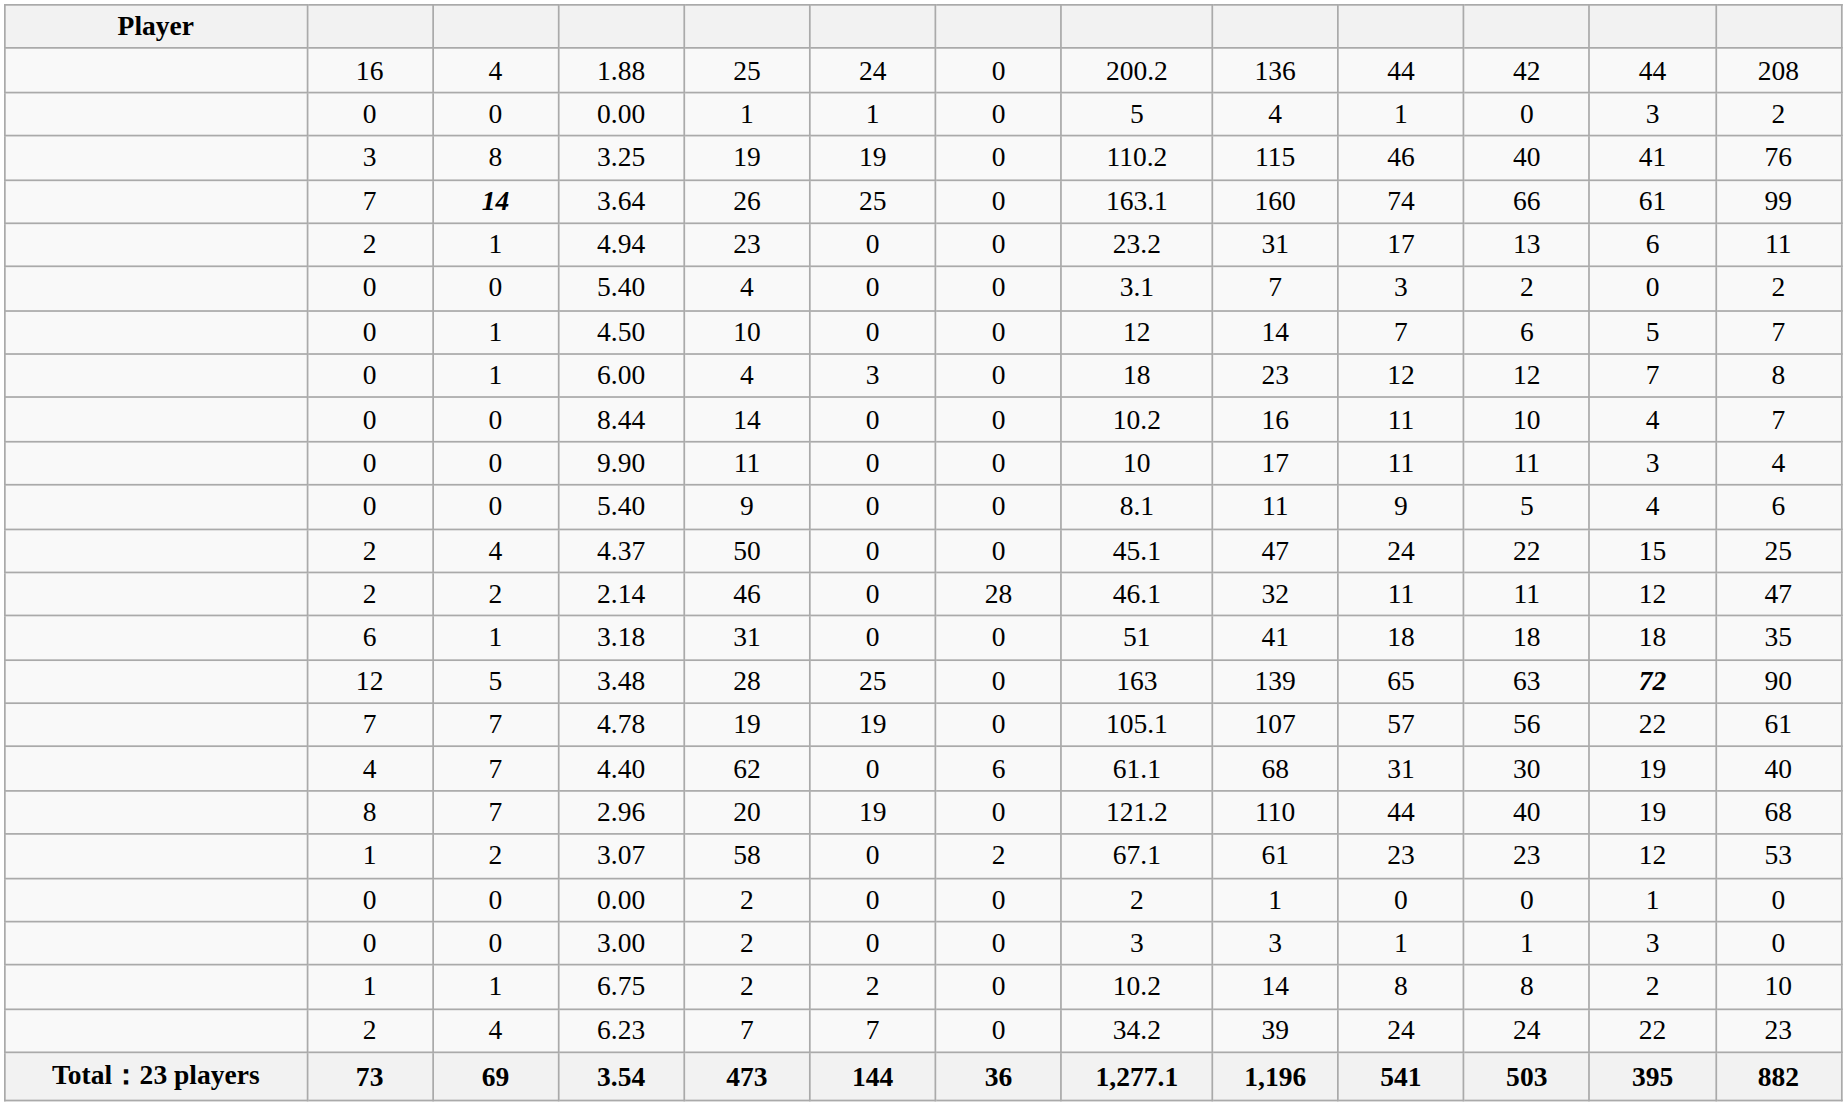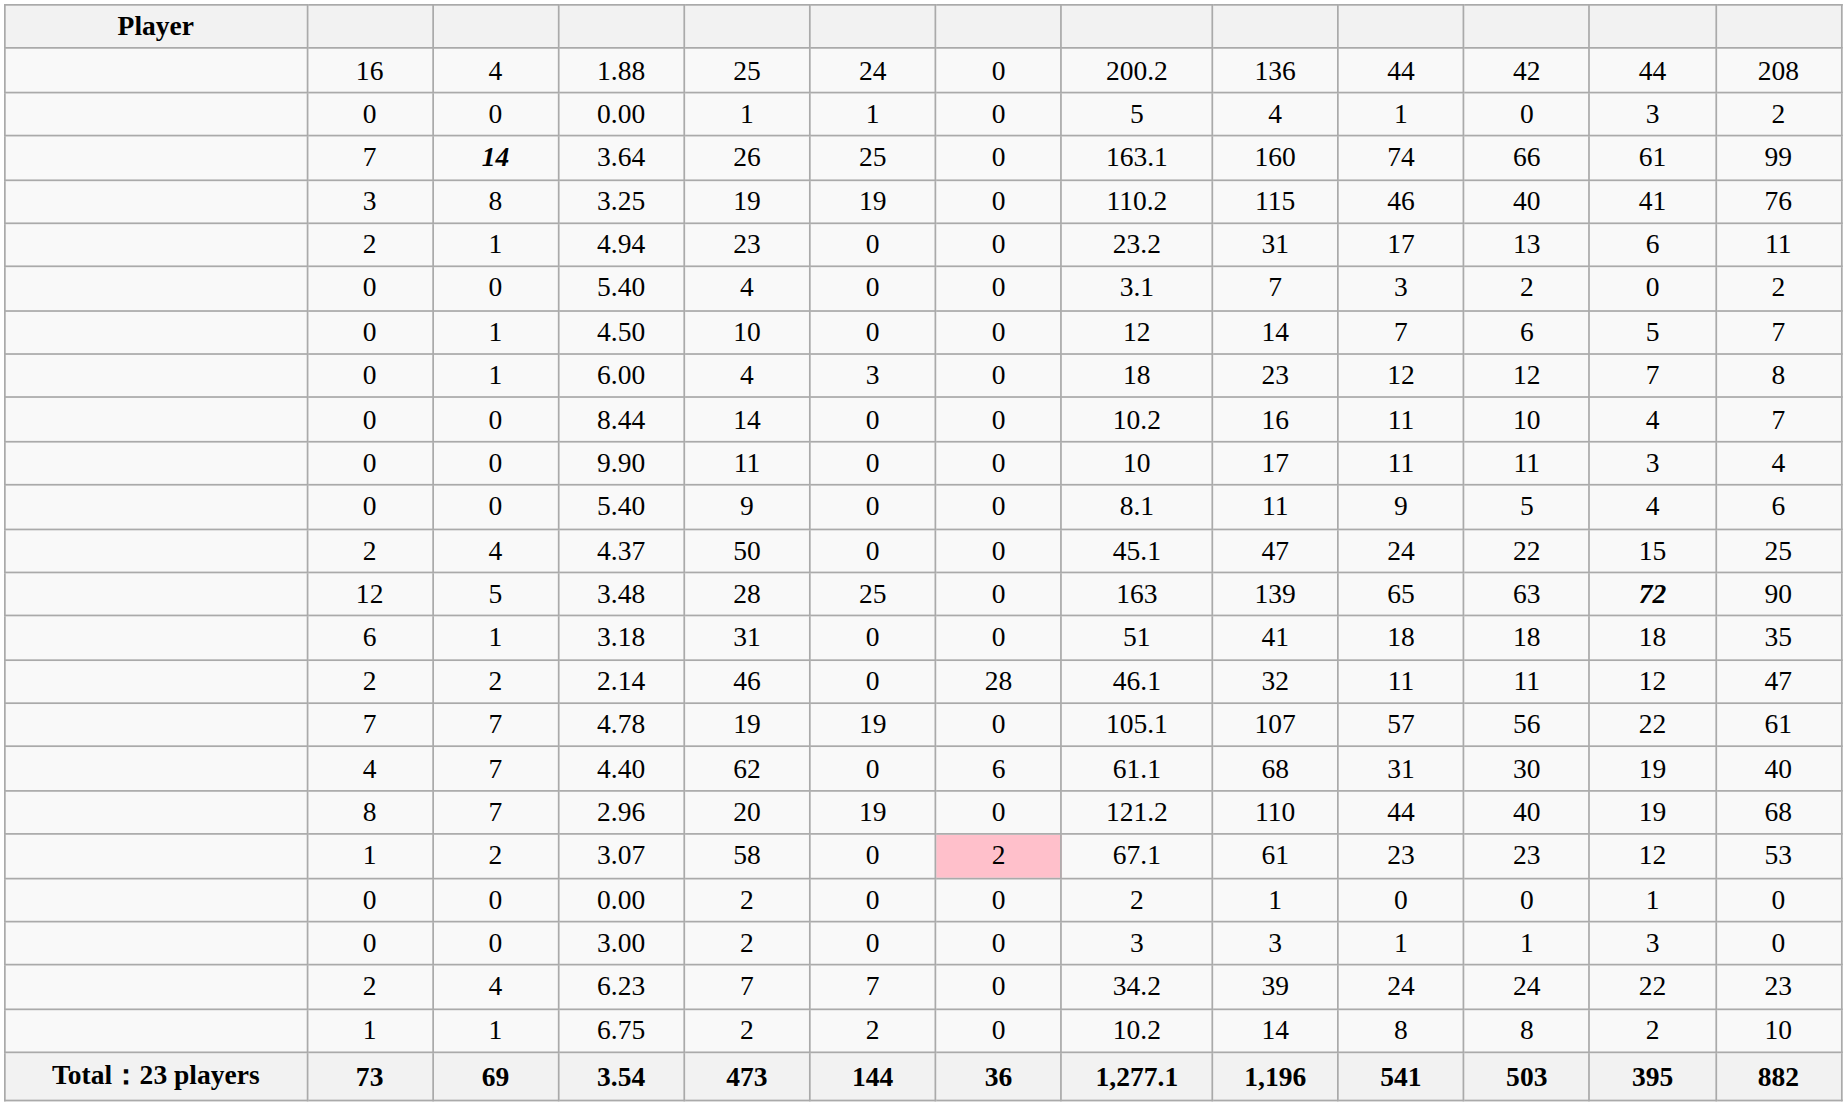rows swapped: (370, 157) <-> (370, 200)
rows swapped: (370, 593) <-> (370, 680)
(999, 855) no background -> (999, 855) pink background
rows swapped: (370, 986) <-> (370, 1030)
